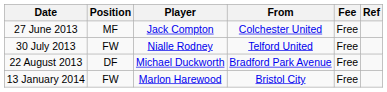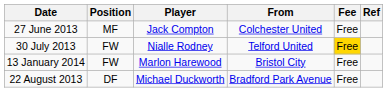(347, 46) no background -> (347, 46) gold background
rows swapped: (46, 63) <-> (46, 79)
